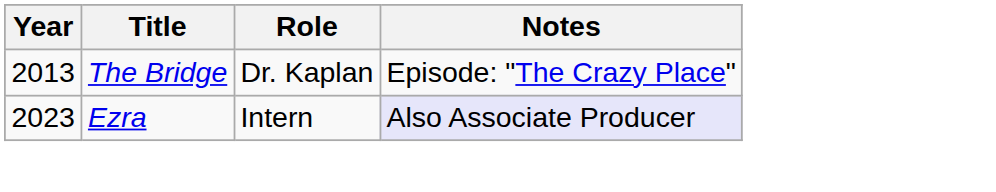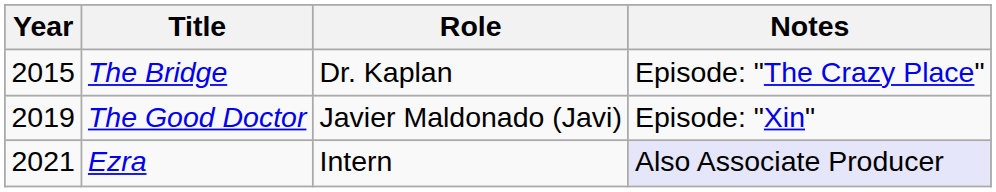(43, 72) 2013 -> (43, 72) 2015
+ row: (197, 117)
(43, 117) 2023 -> (43, 162) 2021
